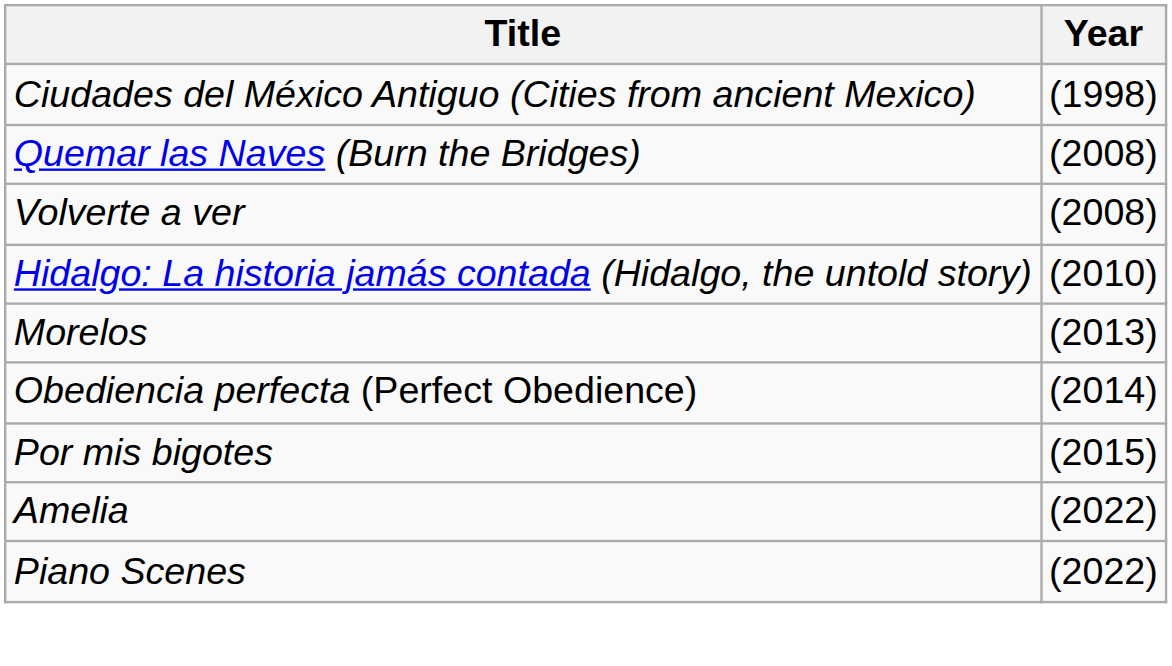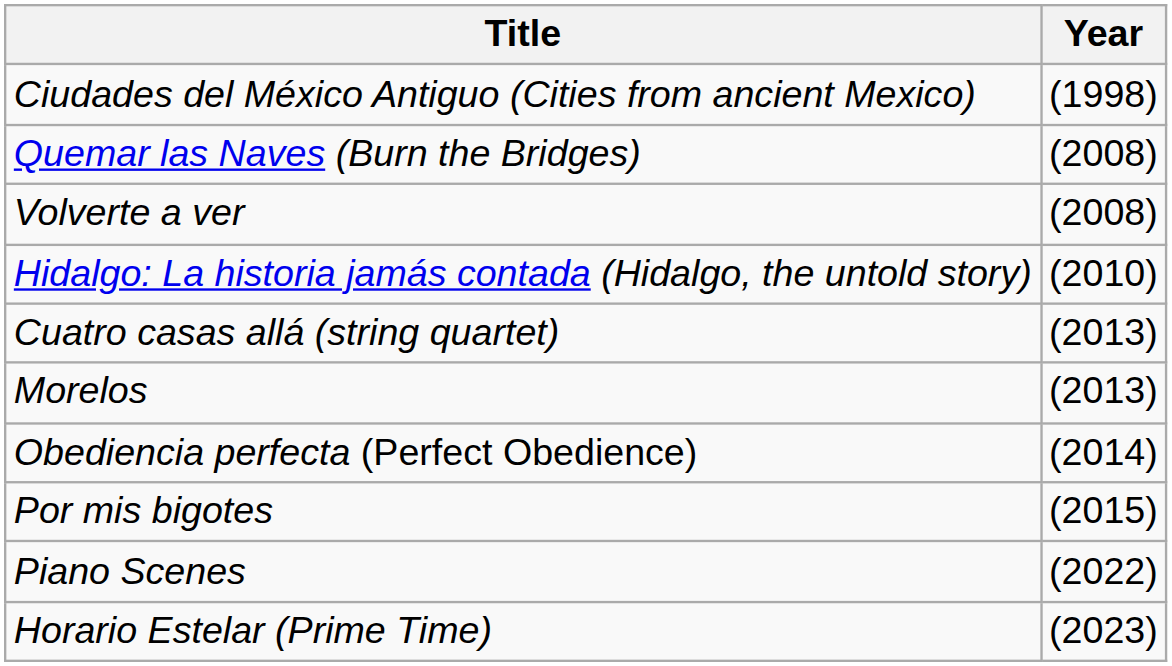+ row: (287, 332)
- row: (71, 511)
+ row: (253, 630)
